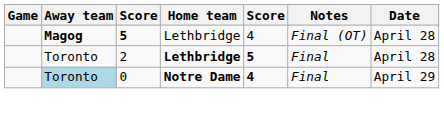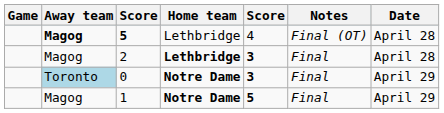(71, 56) Toronto -> (63, 56) Magog
(250, 56) 5 -> (250, 56) 3
(250, 77) 4 -> (250, 77) 3
+ row: (123, 98)
